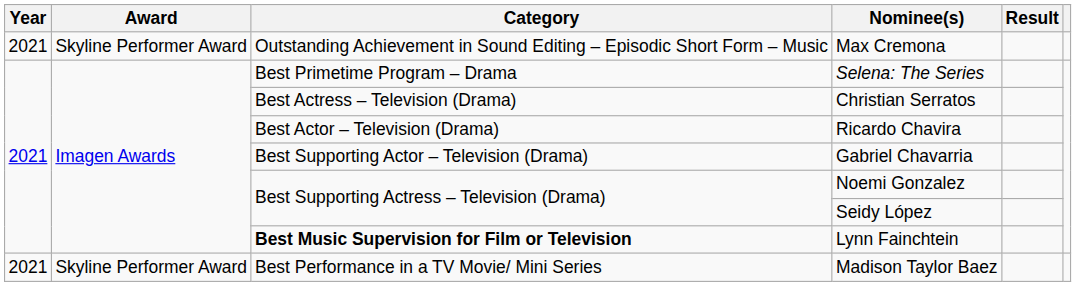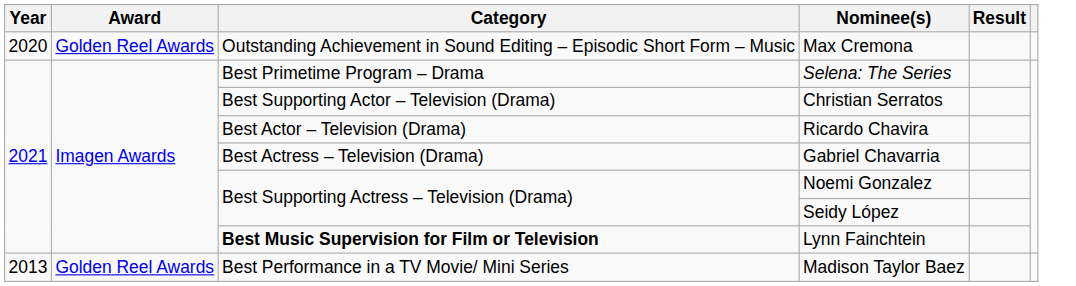(28, 45) 2021 -> (28, 45) 2020
(151, 45) Skyline Performer Award -> (135, 45) Golden Reel Awards
(386, 101) Best Actress – Television (Drama) -> (389, 101) Best Supporting Actor – Television (Drama)
(422, 156) Best Supporting Actor – Television (Drama) -> (353, 156) Best Actress – Television (Drama)
(28, 267) 2021 -> (28, 267) 2013
(151, 267) Skyline Performer Award -> (135, 267) Golden Reel Awards
